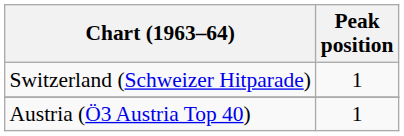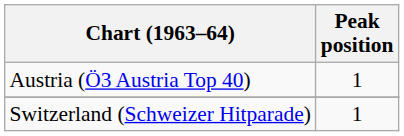rows swapped: (130, 113) <-> (160, 79)
